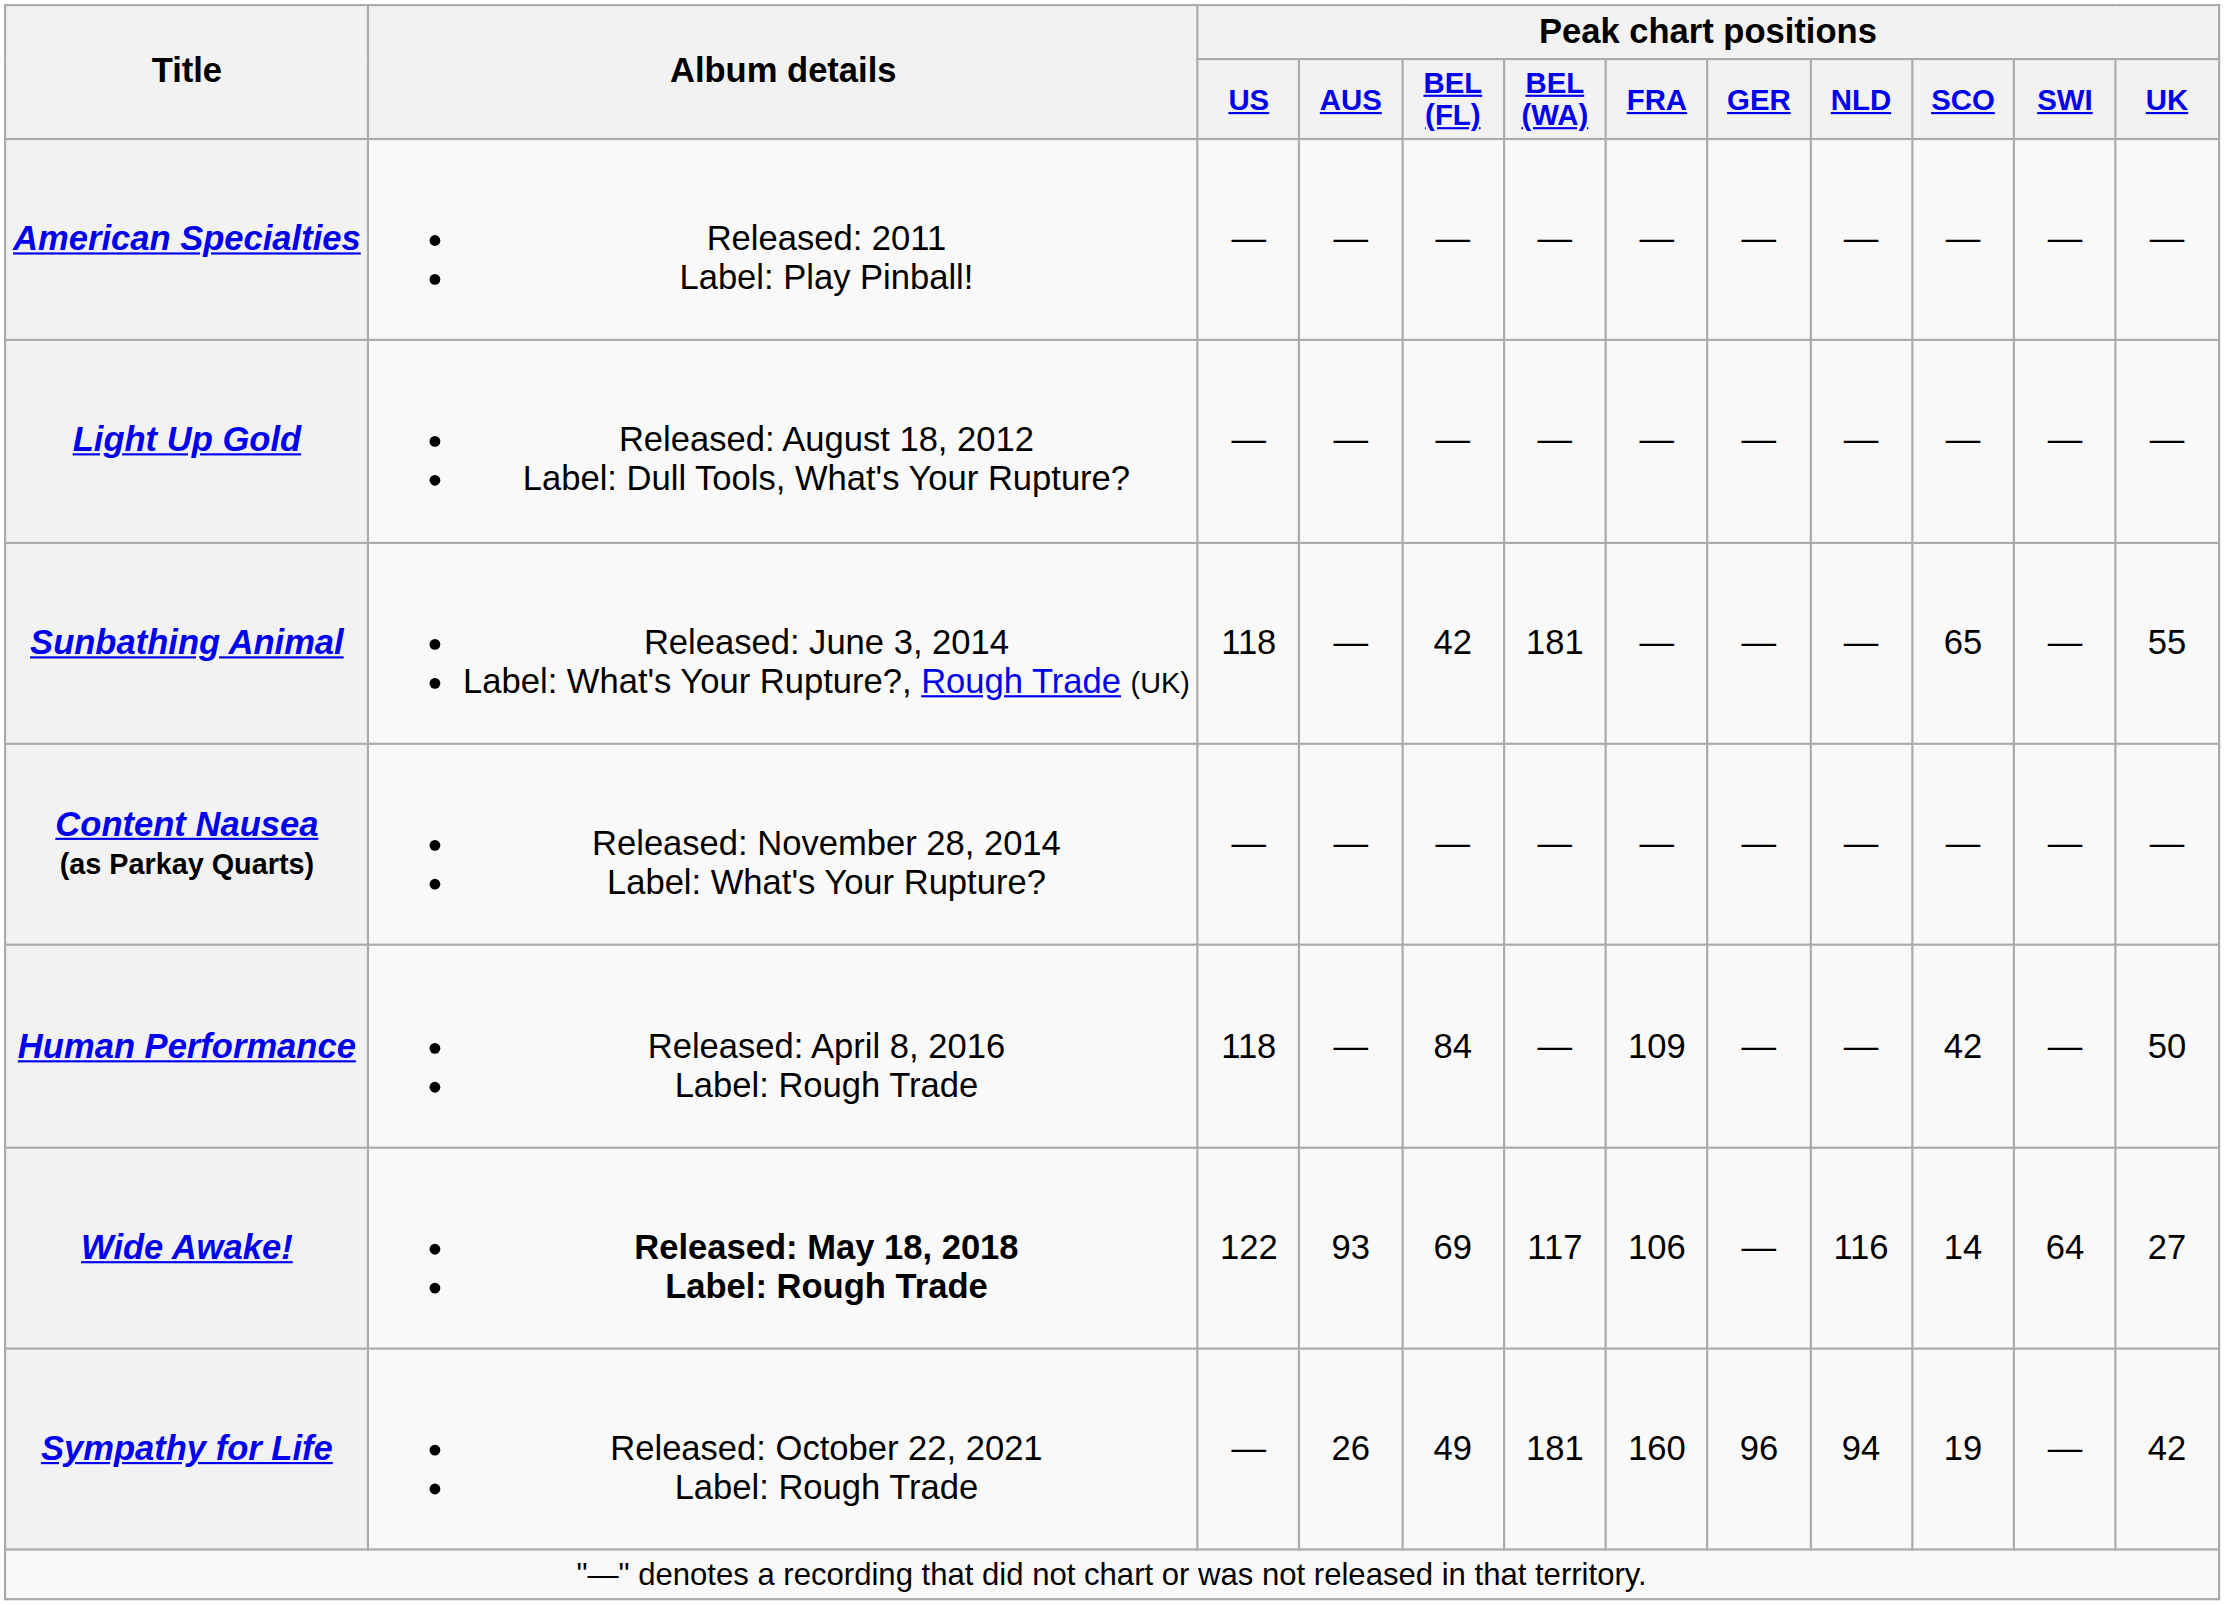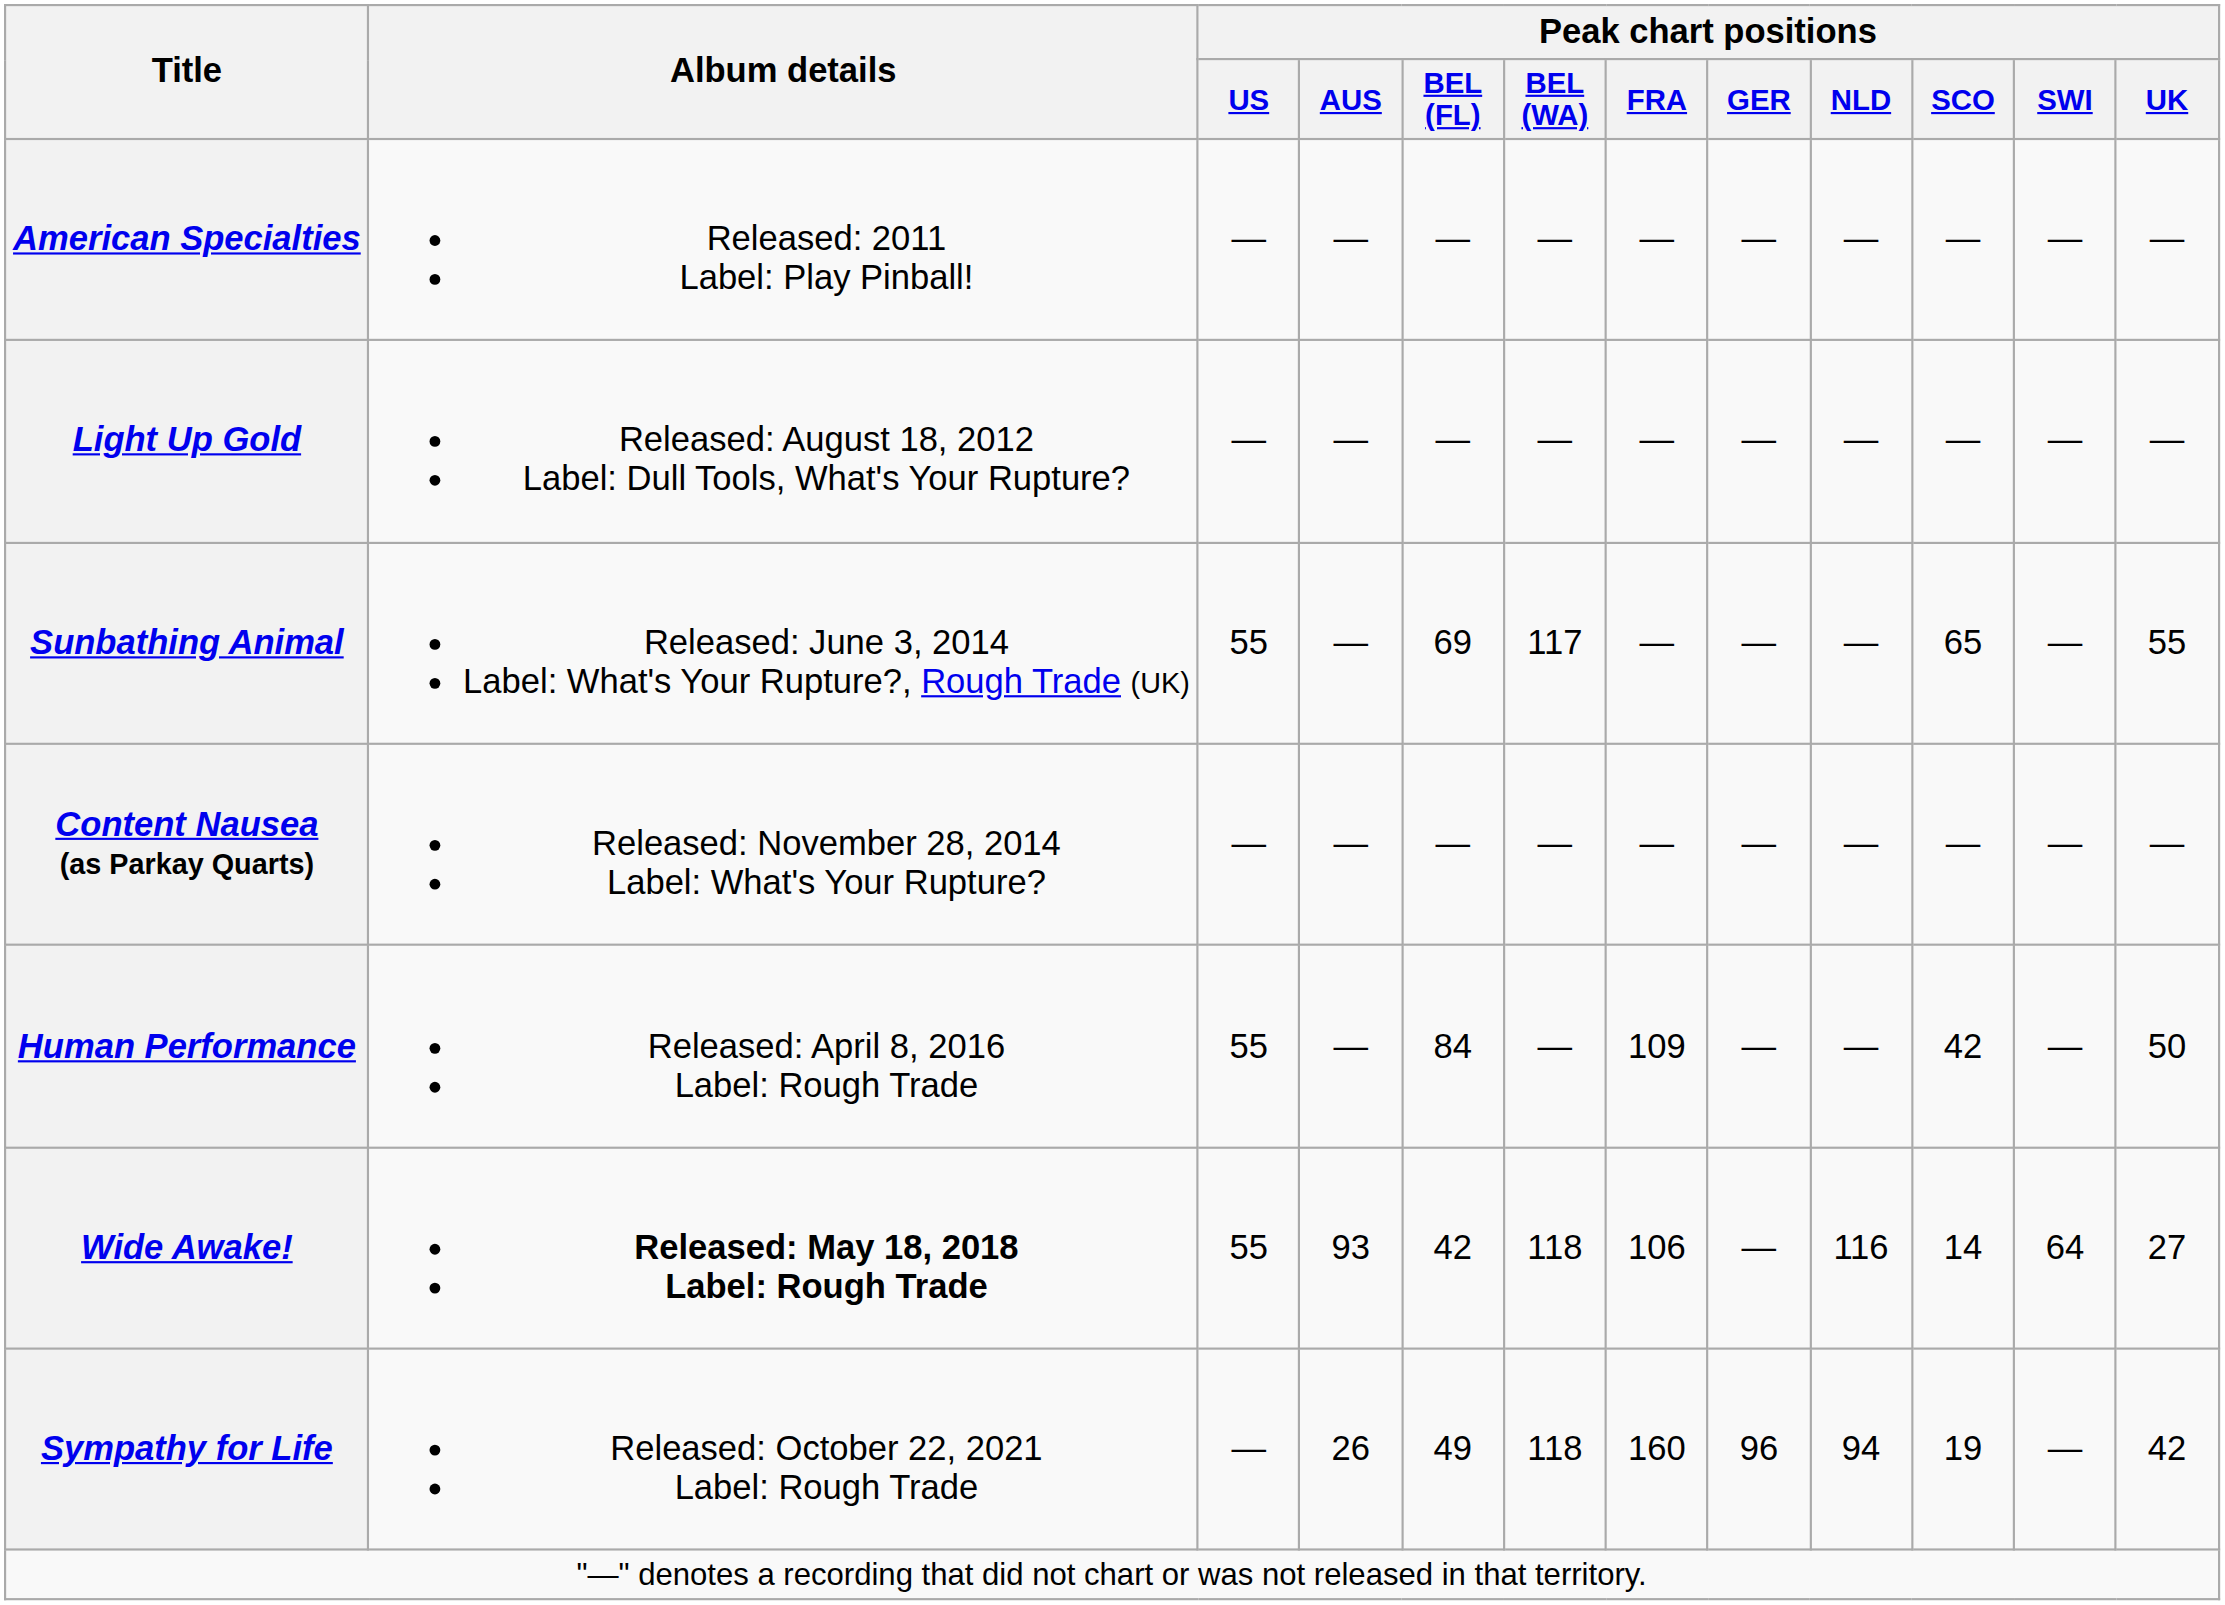(1249, 642) 118 -> (1249, 642) 55
(1453, 642) 42 -> (1453, 642) 69
(1555, 642) 181 -> (1555, 642) 117
(1249, 1045) 118 -> (1249, 1045) 55
(1249, 1247) 122 -> (1249, 1247) 55
(1453, 1247) 69 -> (1453, 1247) 42
(1555, 1247) 117 -> (1555, 1247) 118
(1555, 1449) 181 -> (1555, 1449) 118
